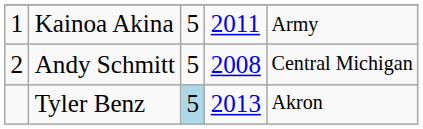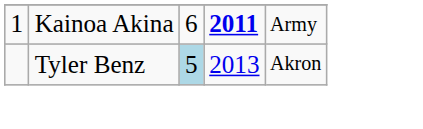(193, 24) 5 -> (191, 24) 6
(235, 24) normal -> (234, 24) bold
- row: (105, 64)
